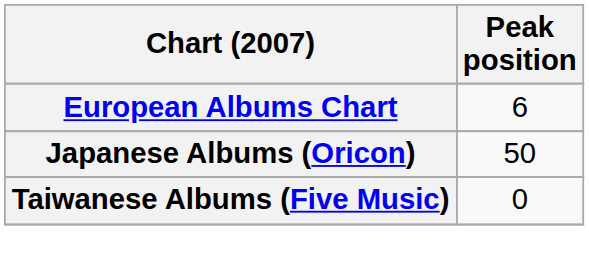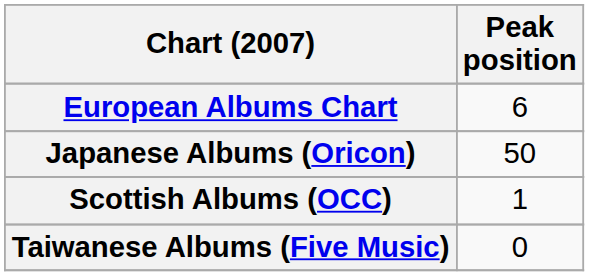+ row: (231, 199)
